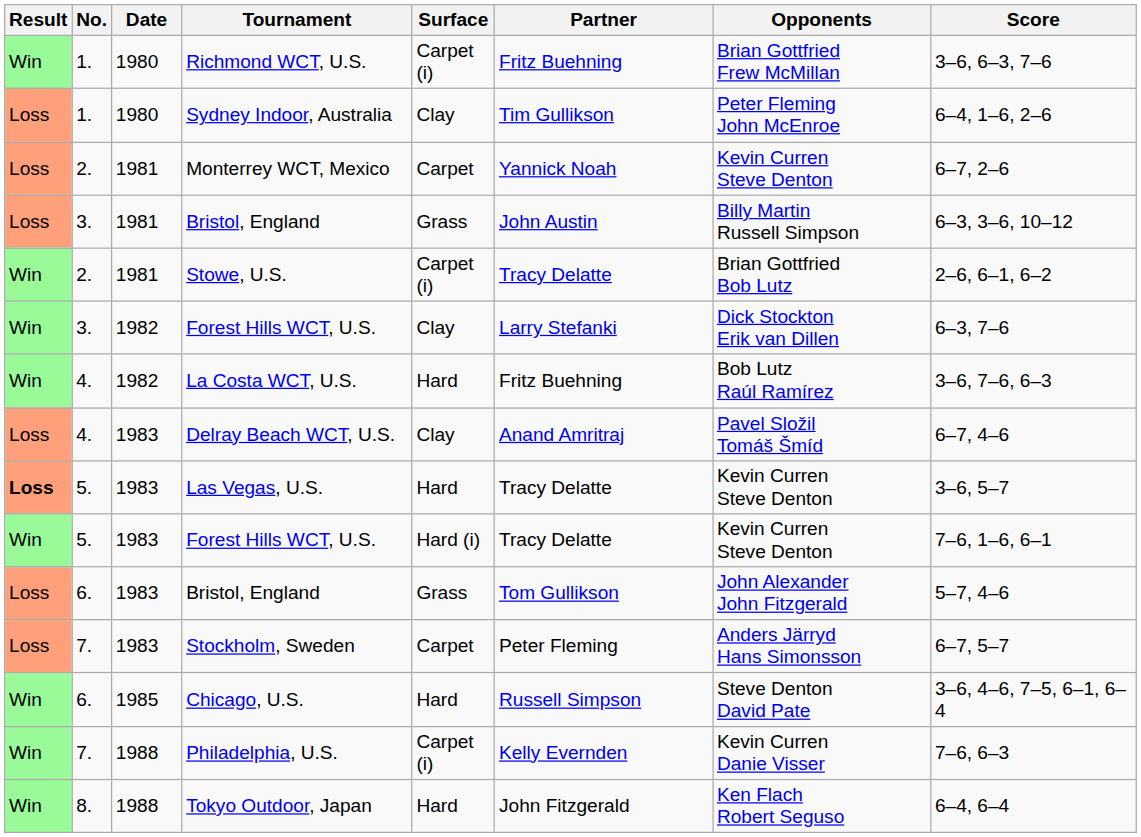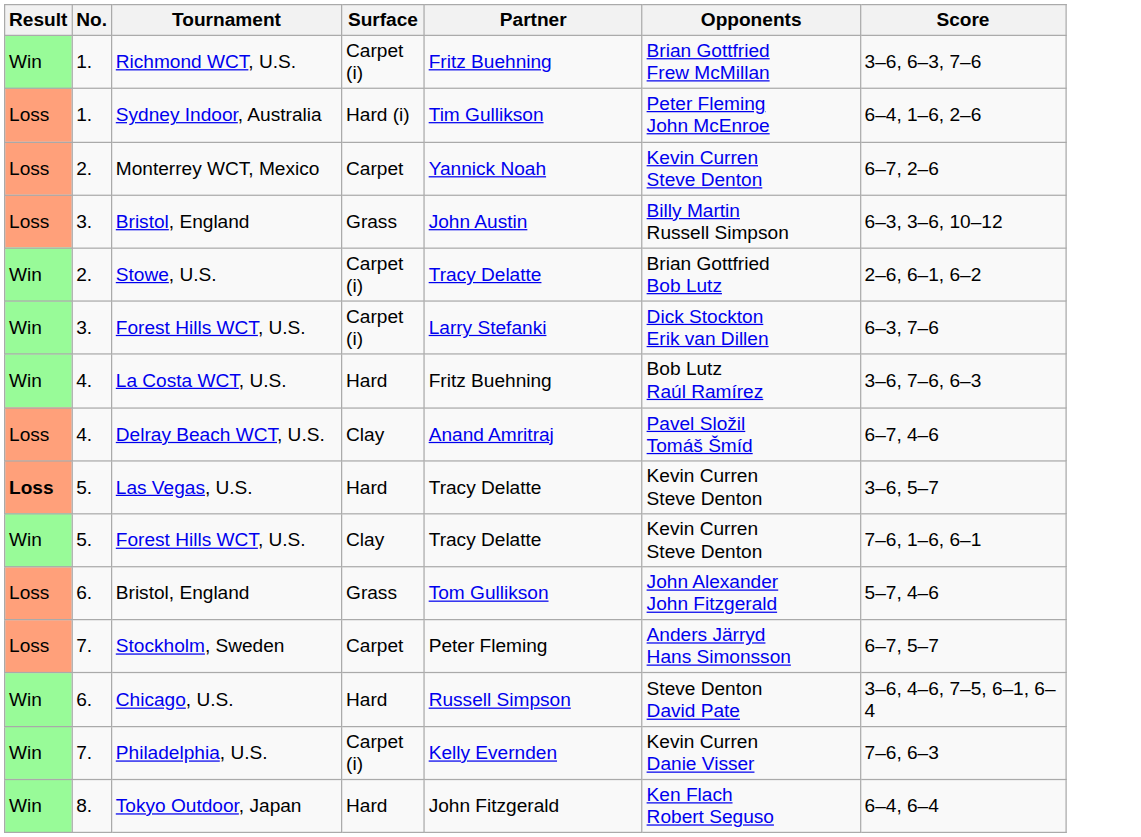- column: (147, 19)
(435, 114) Clay -> (378, 114) Hard (i)
(435, 327) Clay -> (375, 327) Carpet (i)
(448, 539) Hard (i) -> (365, 539) Clay
